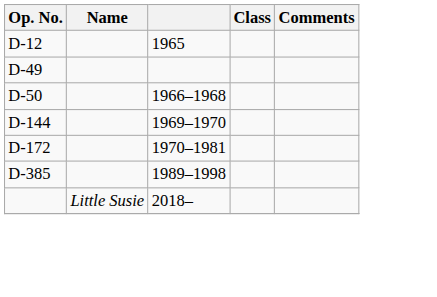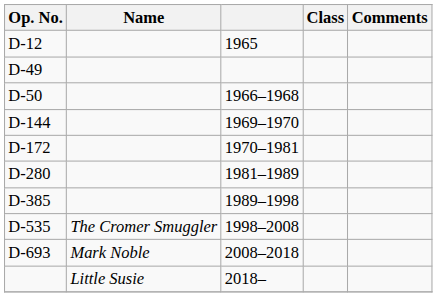+ row: (29, 174)
+ row: (29, 226)
+ row: (29, 252)
